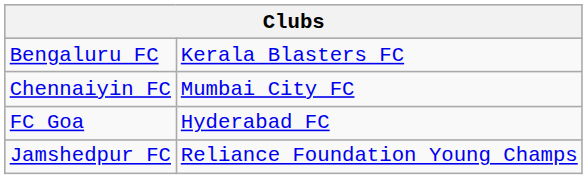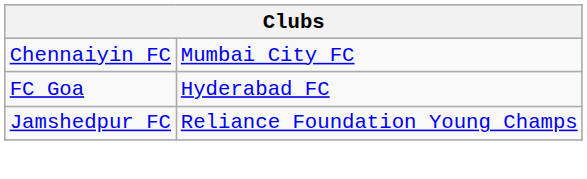- row: (84, 55)
